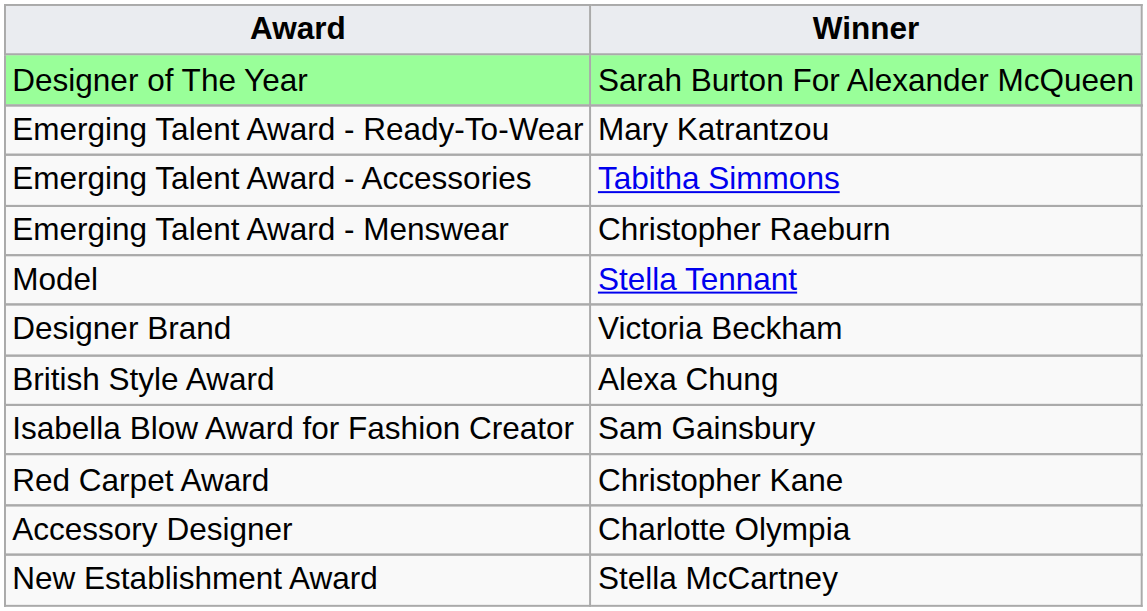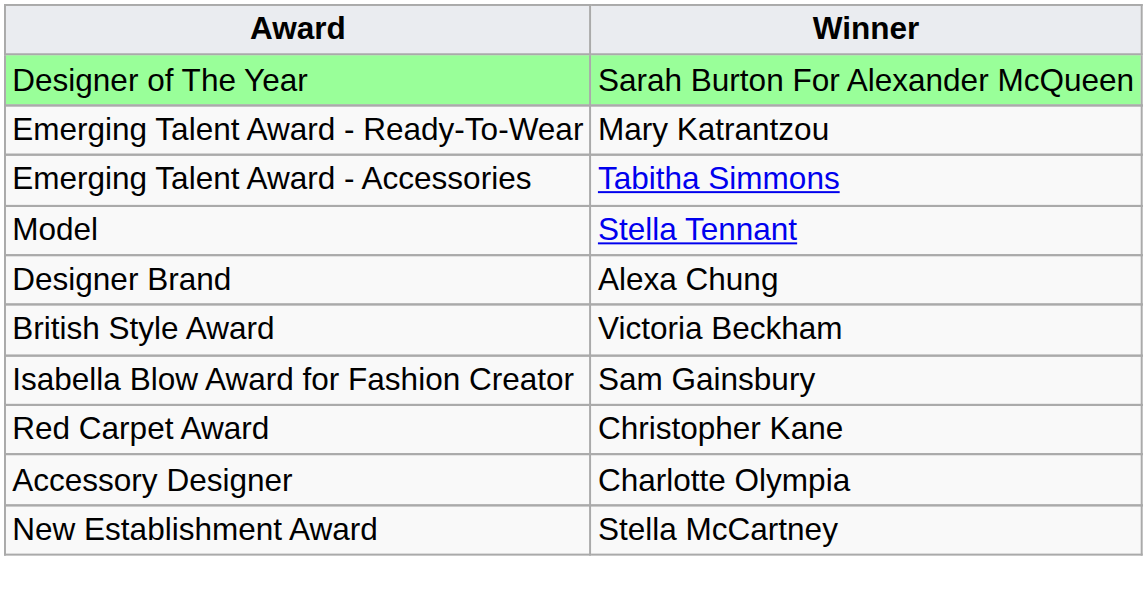- row: (260, 229)
(720, 329) Victoria Beckham -> (688, 279) Alexa Chung
(688, 379) Alexa Chung -> (720, 329) Victoria Beckham
